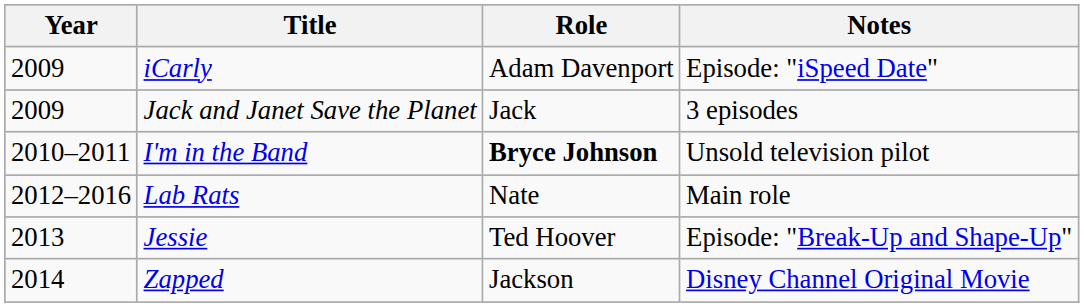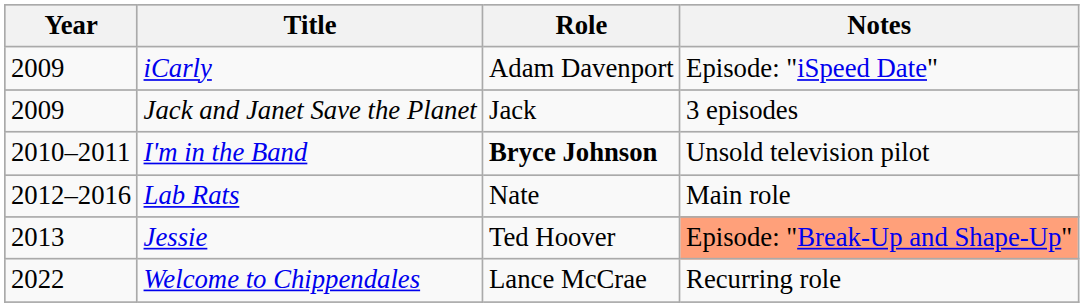(879, 237) no background -> (879, 237) lightsalmon background
- row: (184, 279)
+ row: (282, 279)
